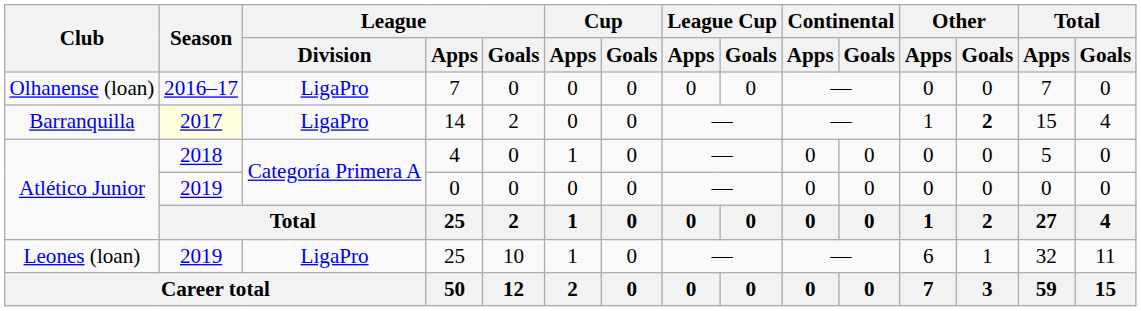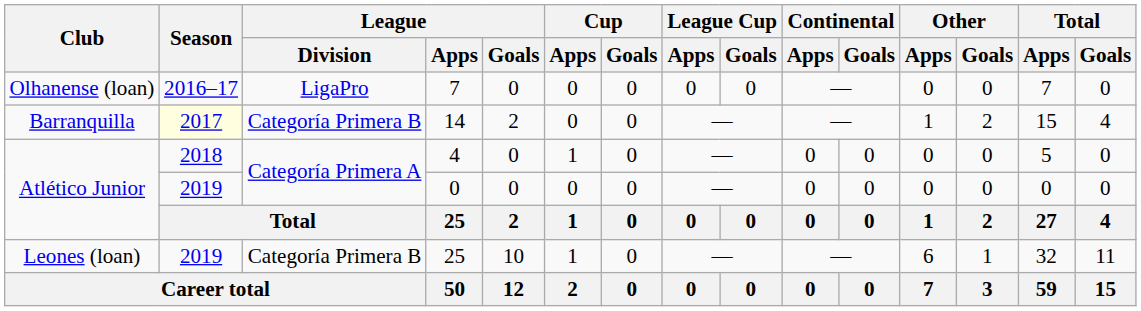(335, 121) LigaPro -> (335, 121) Categoría Primera B
(987, 121) bold -> (987, 121) normal
(335, 255) LigaPro -> (335, 255) Categoría Primera B
